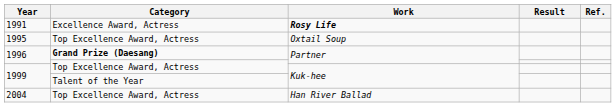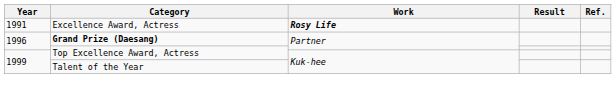- row: (16, 39)
- row: (16, 95)
